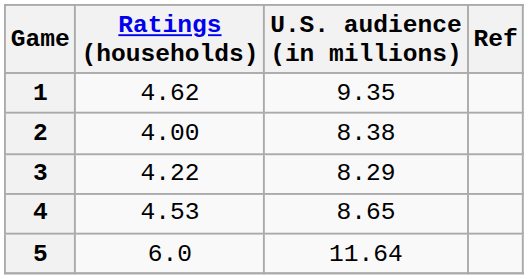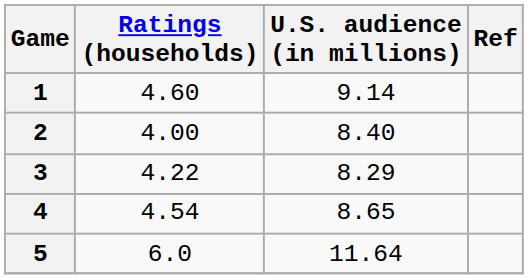(170, 93) 4.62 -> (170, 93) 4.60
(366, 93) 9.35 -> (366, 93) 9.14
(366, 133) 8.38 -> (366, 133) 8.40
(170, 213) 4.53 -> (170, 213) 4.54
